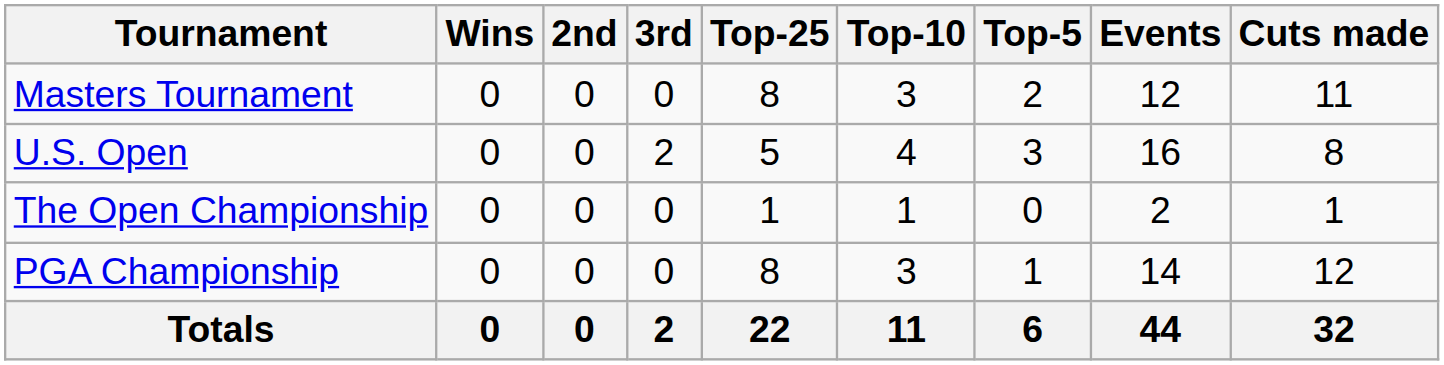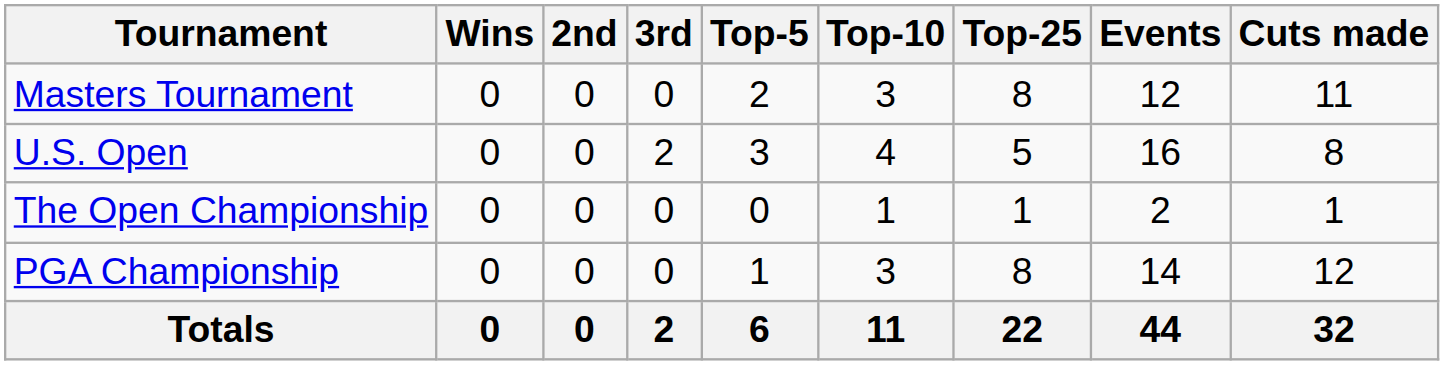columns swapped: (1033, 34) <-> (770, 34)
